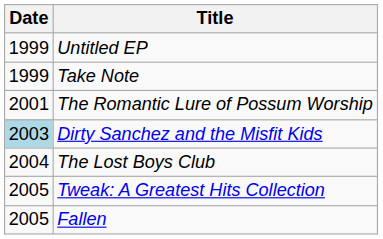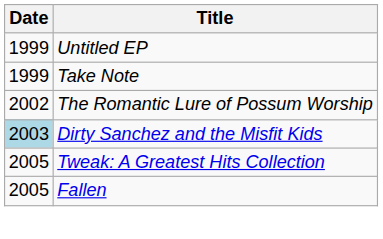(29, 104) 2001 -> (29, 104) 2002
- row: (136, 162)
